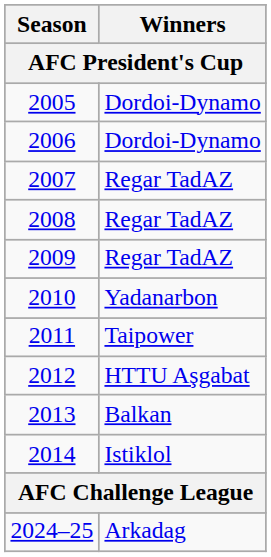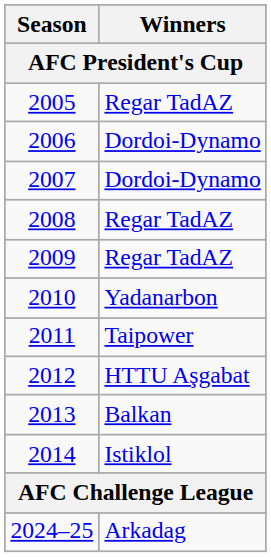(183, 101) Dordoi-Dynamo -> (169, 101) Regar TadAZ
(169, 179) Regar TadAZ -> (183, 179) Dordoi-Dynamo
